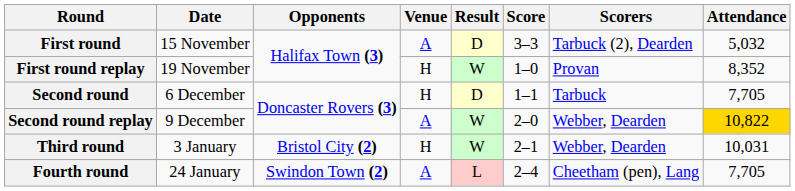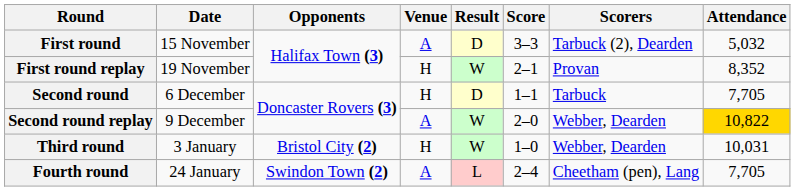(526, 69) 1–0 -> (526, 69) 2–1
(526, 146) 2–1 -> (526, 146) 1–0
